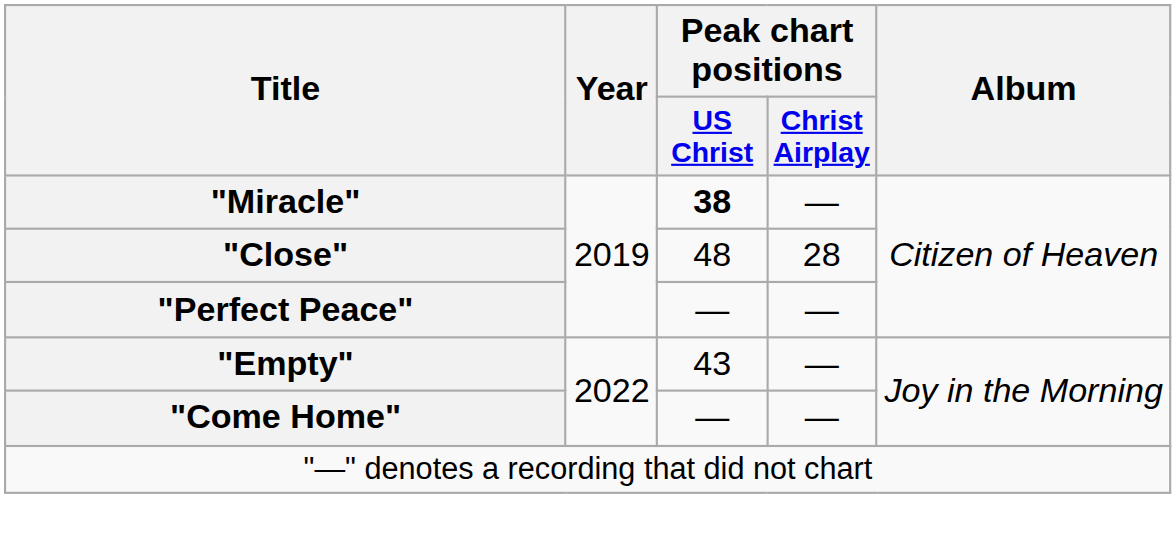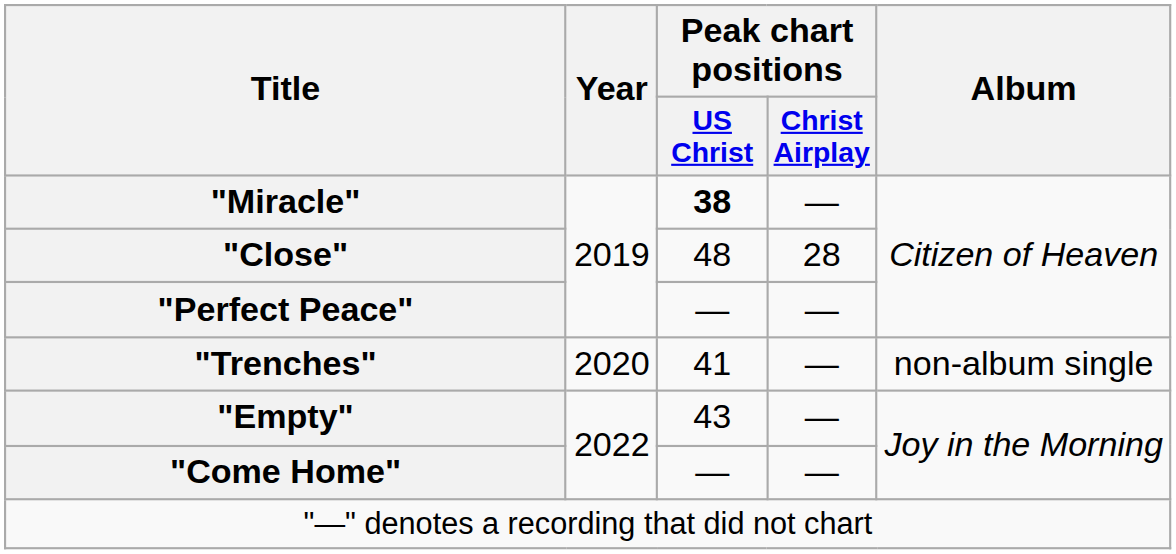+ row: (286, 363)
